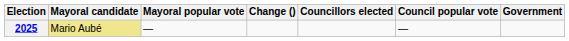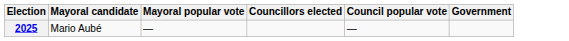- column: (272, 12)
(76, 28) khaki background -> (76, 28) no background
